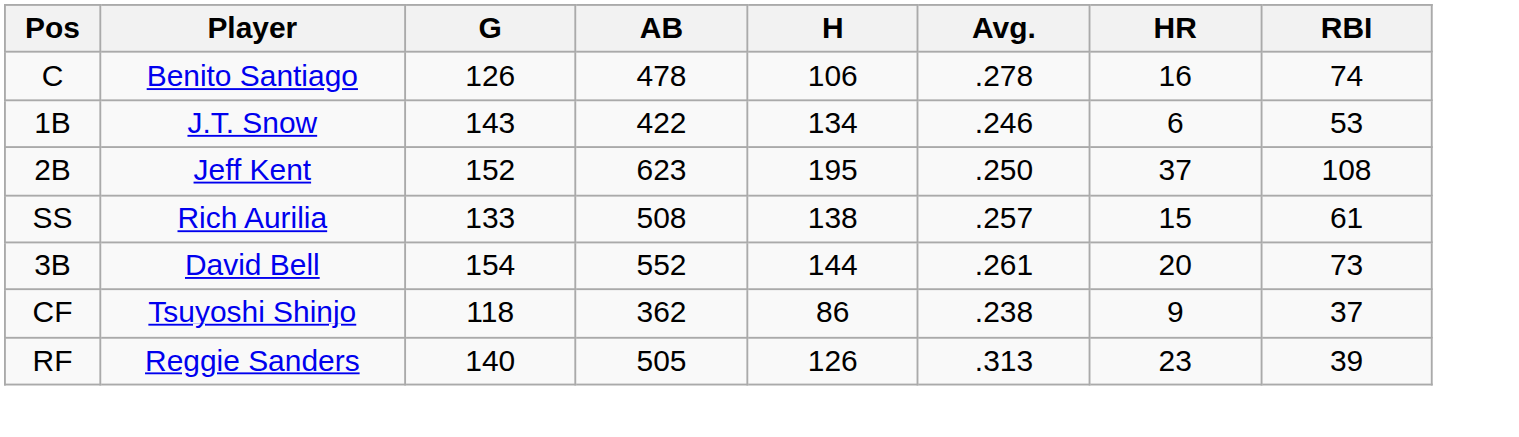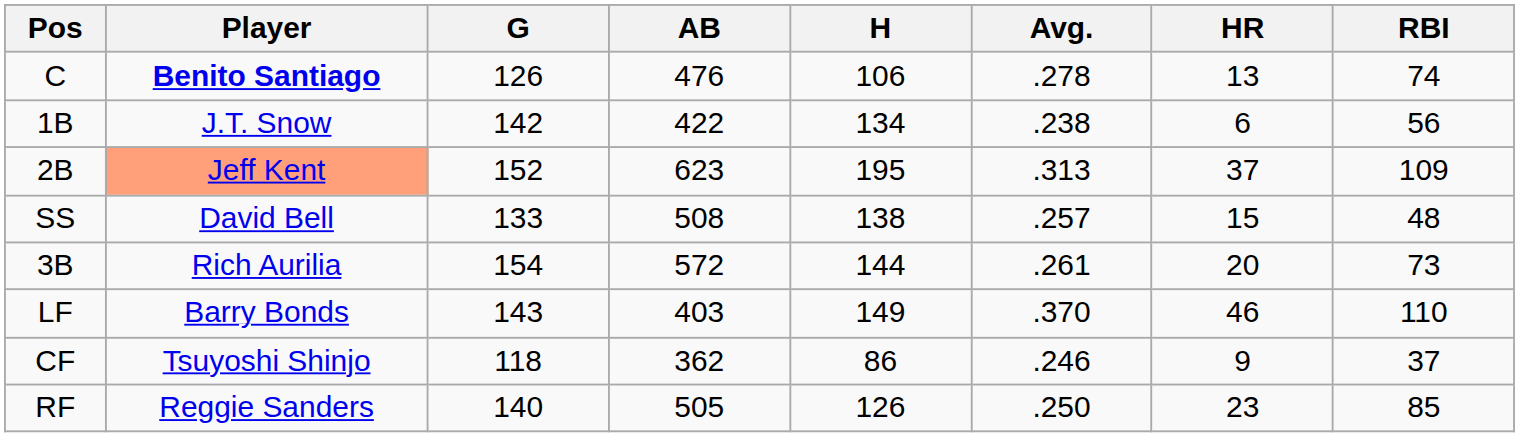(252, 75) normal -> (267, 75) bold
(661, 75) 478 -> (699, 75) 476
(1175, 75) 16 -> (1243, 75) 13
(490, 123) 143 -> (518, 123) 142
(1004, 123) .246 -> (1062, 123) .238
(1347, 123) 53 -> (1424, 123) 56
(252, 170) no background -> (267, 170) lightsalmon background
(1004, 170) .250 -> (1062, 170) .313
(1347, 170) 108 -> (1424, 170) 109
(252, 218) Rich Aurilia -> (267, 218) David Bell
(1347, 218) 61 -> (1424, 218) 48
(252, 265) David Bell -> (267, 265) Rich Aurilia
(661, 265) 552 -> (699, 265) 572
+ row: (55, 312)
(1004, 312) .238 -> (1062, 360) .246
(1004, 360) .313 -> (1062, 407) .250
(1347, 360) 39 -> (1424, 407) 85
